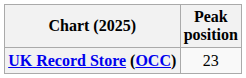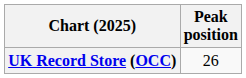(211, 60) 23 -> (211, 60) 26
